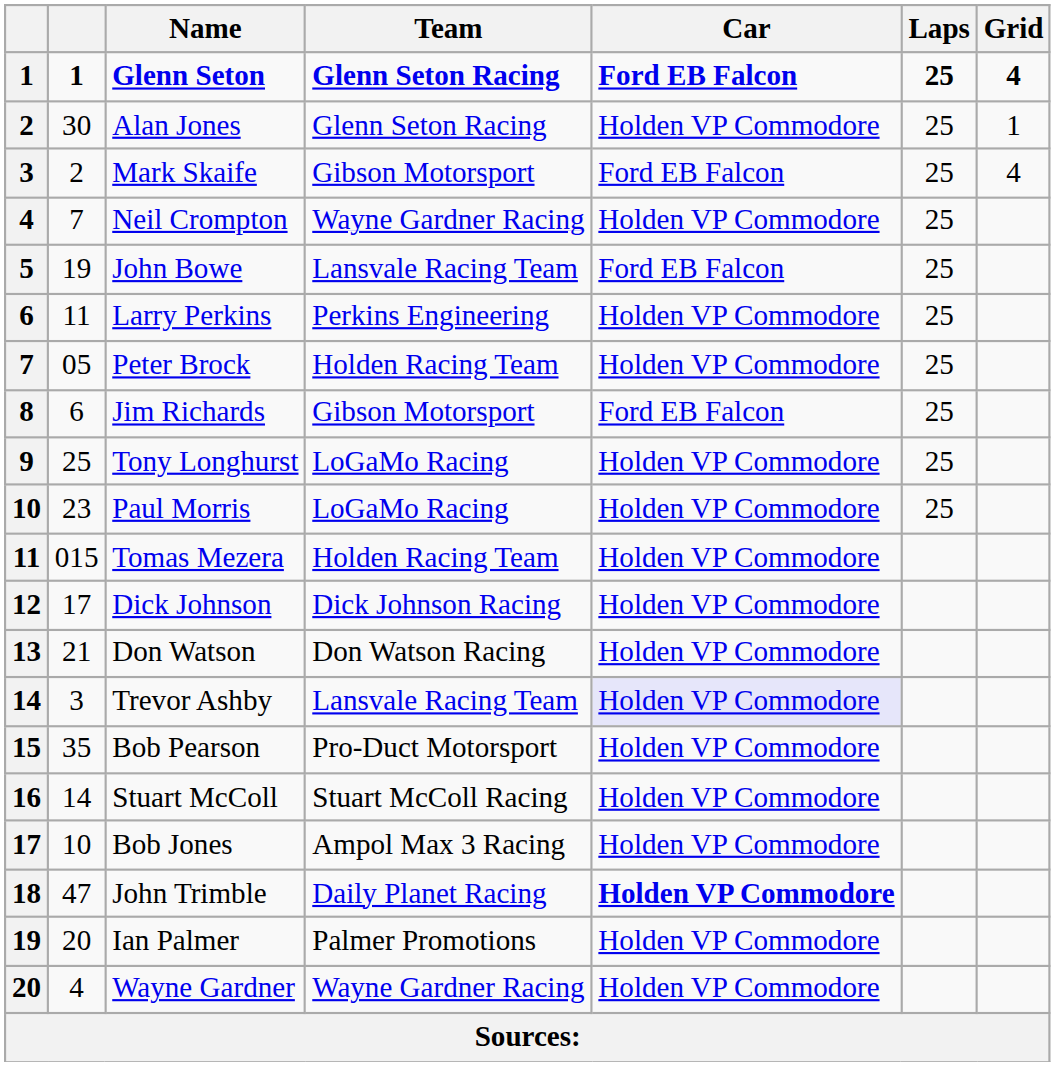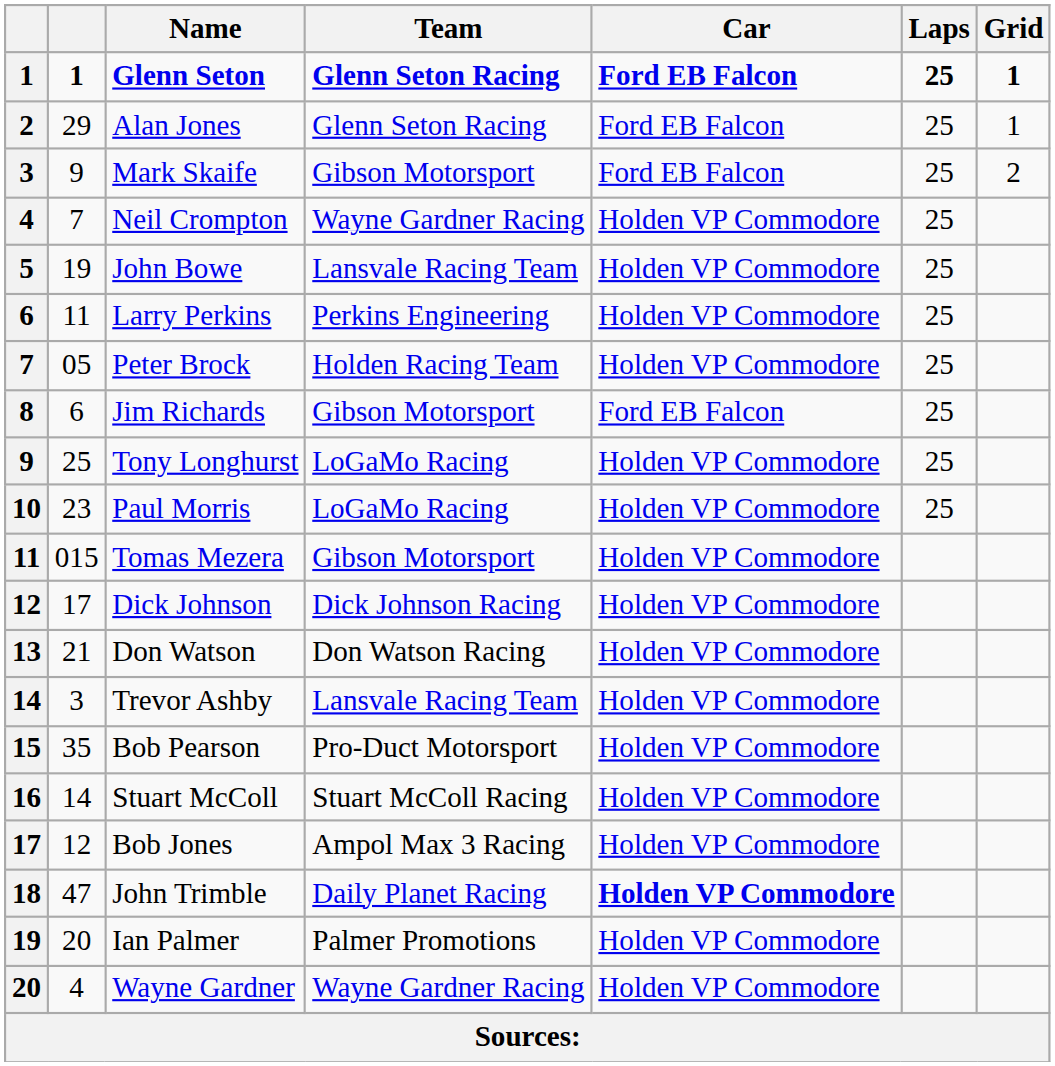(1014, 76) 4 -> (1014, 76) 1
(77, 124) 30 -> (77, 124) 29
(739, 124) Holden VP Commodore -> (691, 124) Ford EB Falcon
(77, 172) 2 -> (77, 172) 9
(1014, 172) 4 -> (1014, 172) 2
(691, 268) Ford EB Falcon -> (739, 268) Holden VP Commodore
(435, 556) Holden Racing Team -> (423, 556) Gibson Motorsport
(739, 700) lavender background -> (739, 700) no background
(77, 844) 10 -> (77, 844) 12
